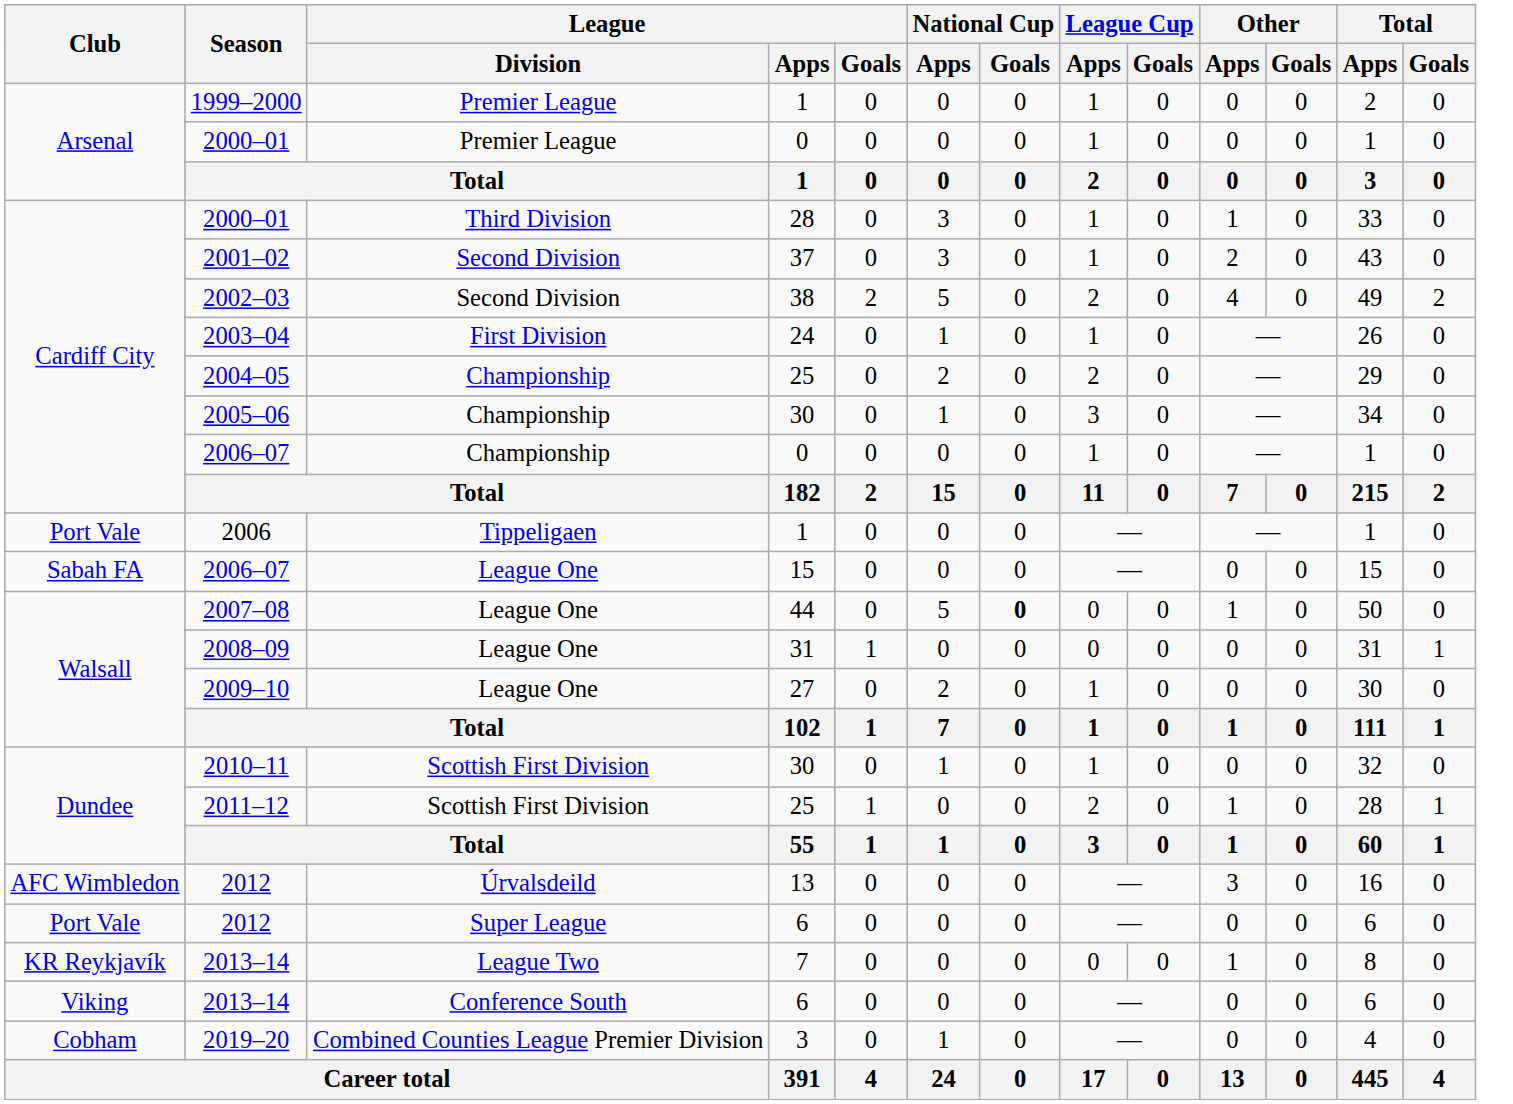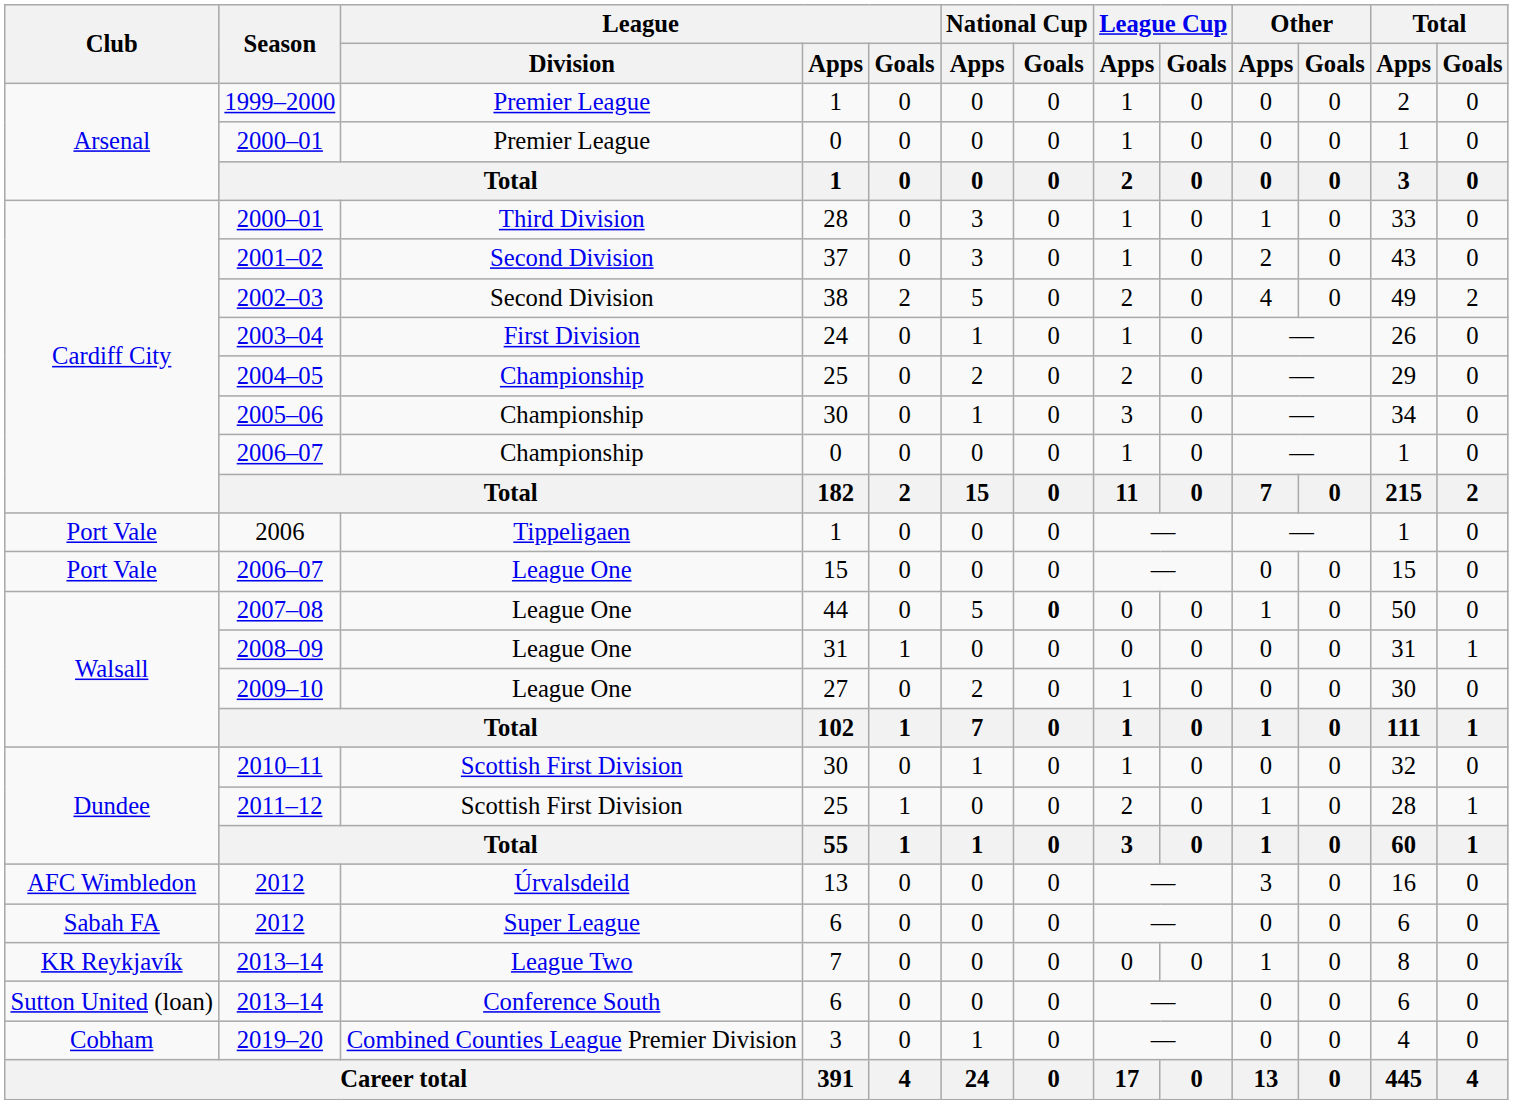(95, 571) Sabah FA -> (112, 571) Port Vale
(95, 922) Port Vale -> (112, 922) Sabah FA
(95, 1000) Viking -> (112, 1000) Sutton United (loan)
